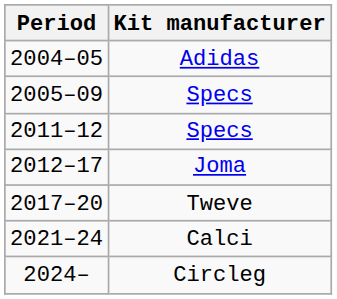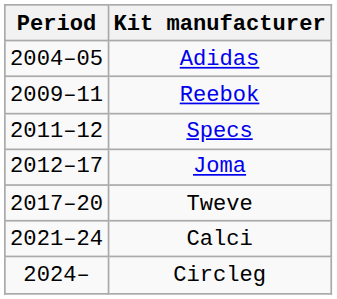- row: (57, 95)
+ row: (57, 95)
